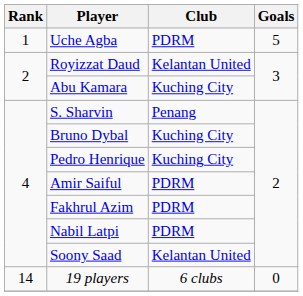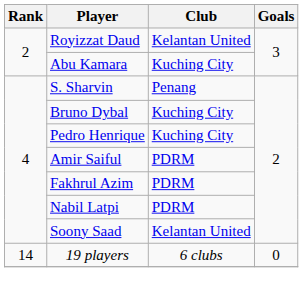- row: (84, 40)
